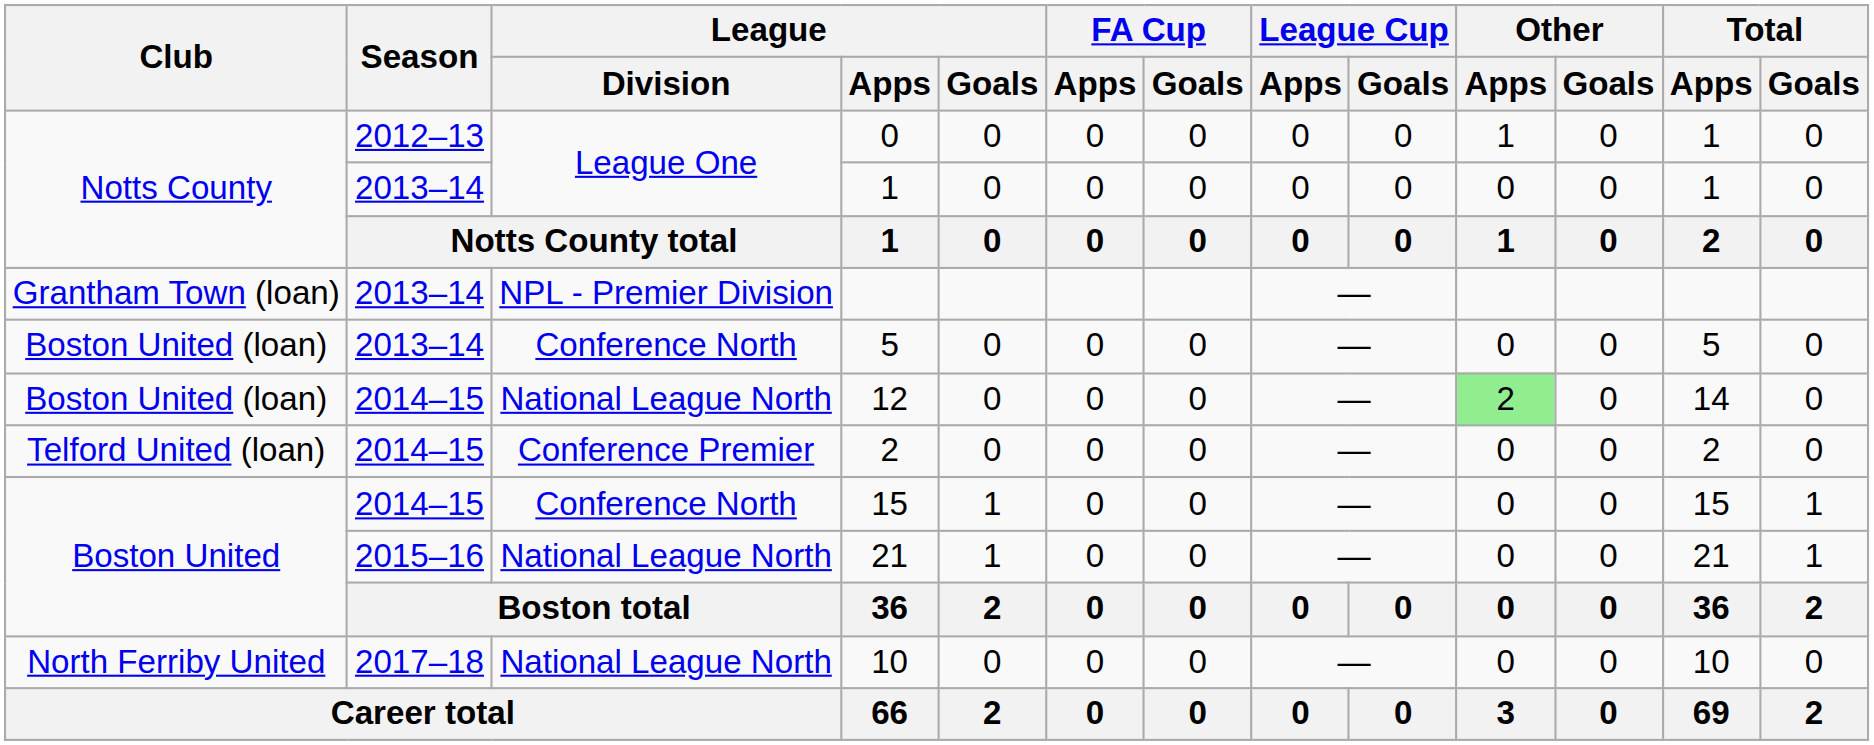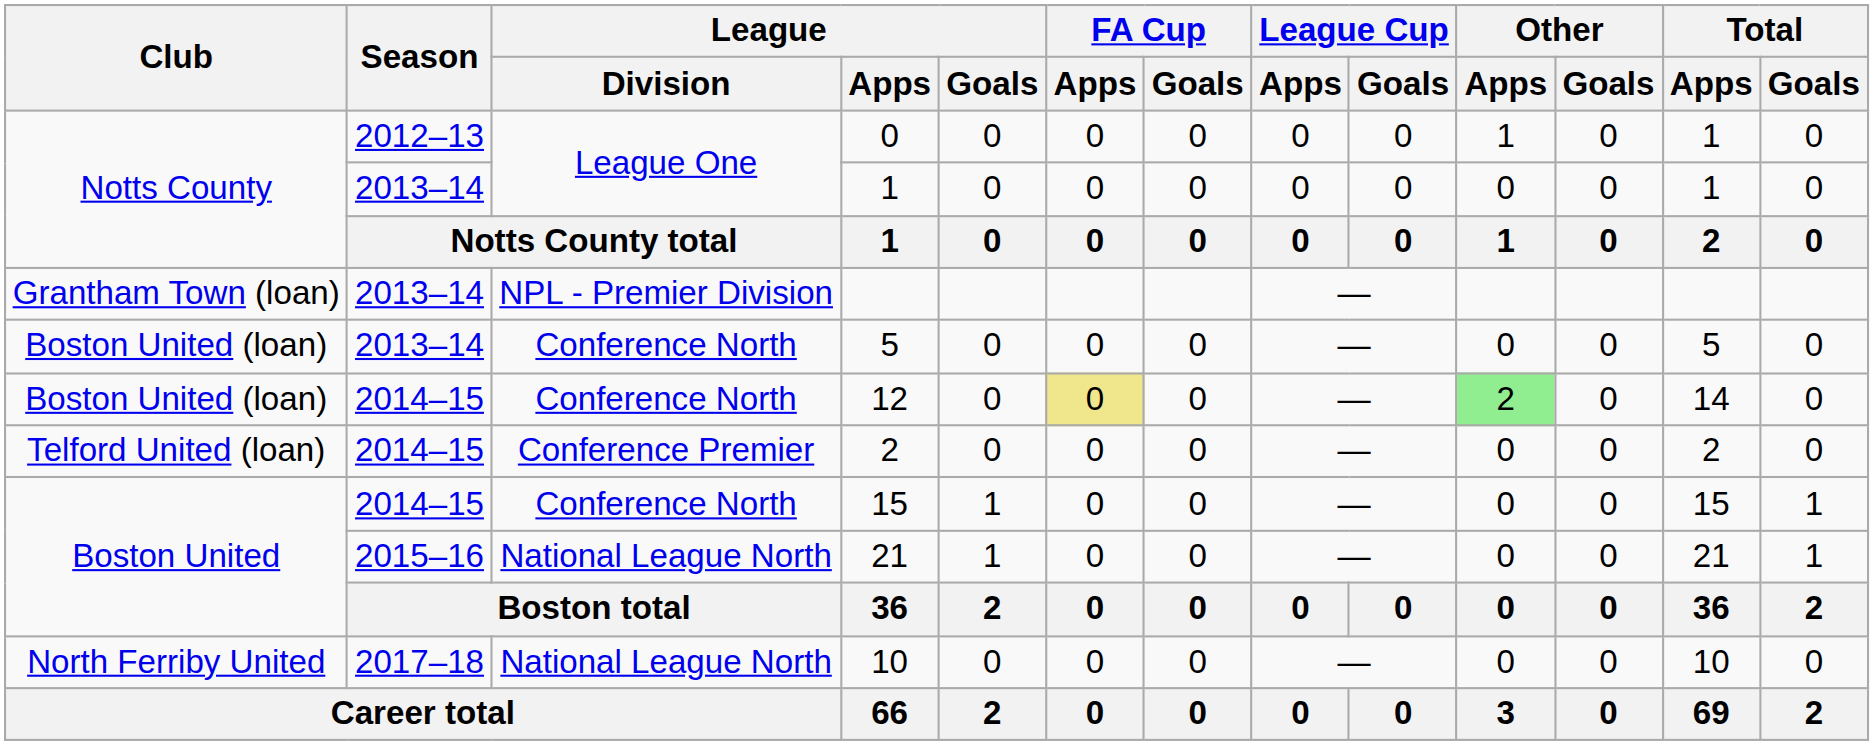(666, 398) National League North -> (666, 398) Conference North
(1095, 398) no background -> (1095, 398) khaki background
